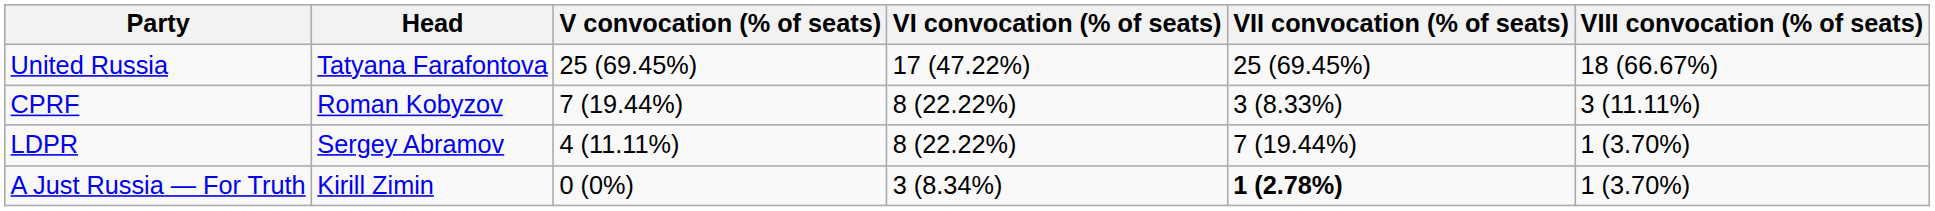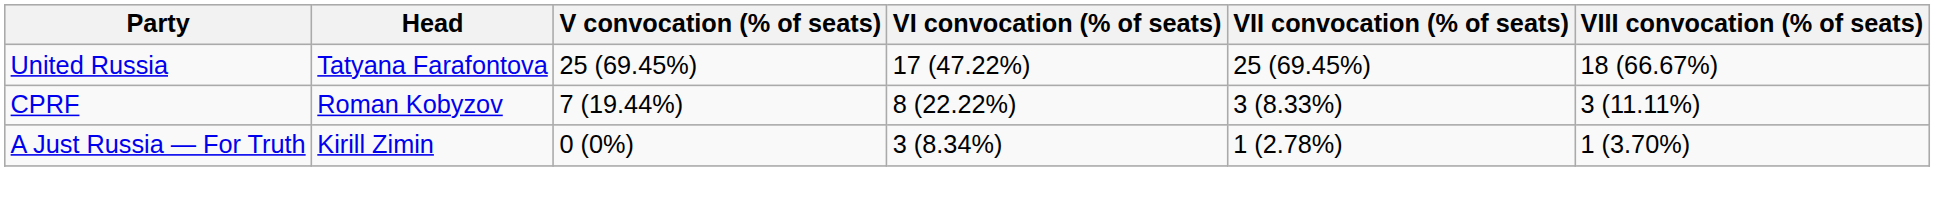- row: (44, 144)
(1288, 184) bold -> (1288, 144) normal
